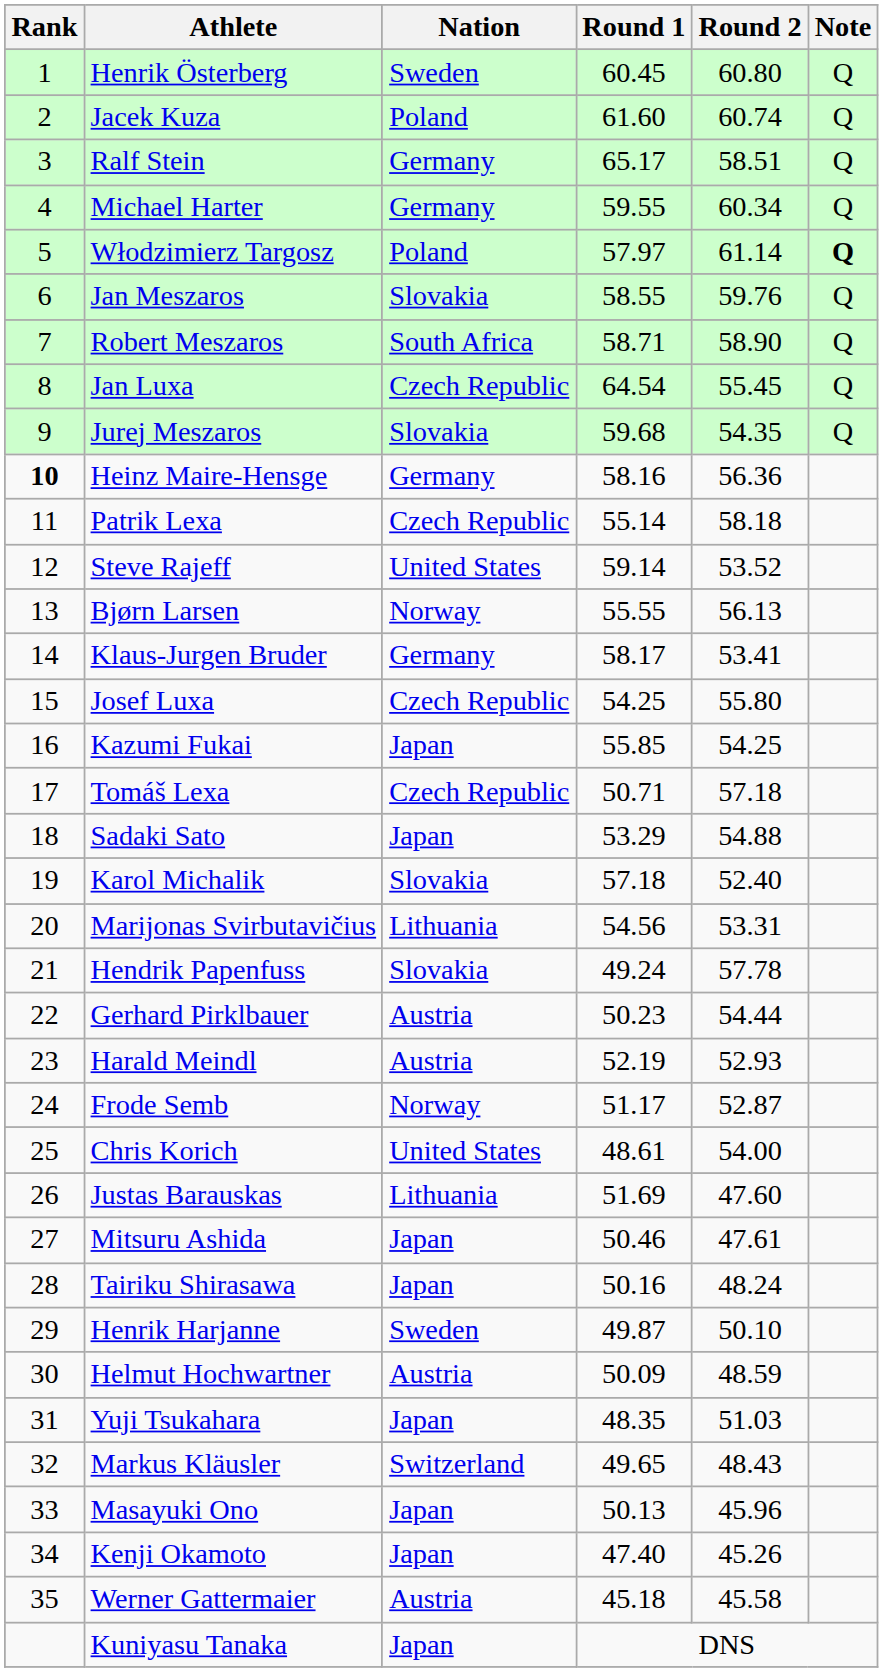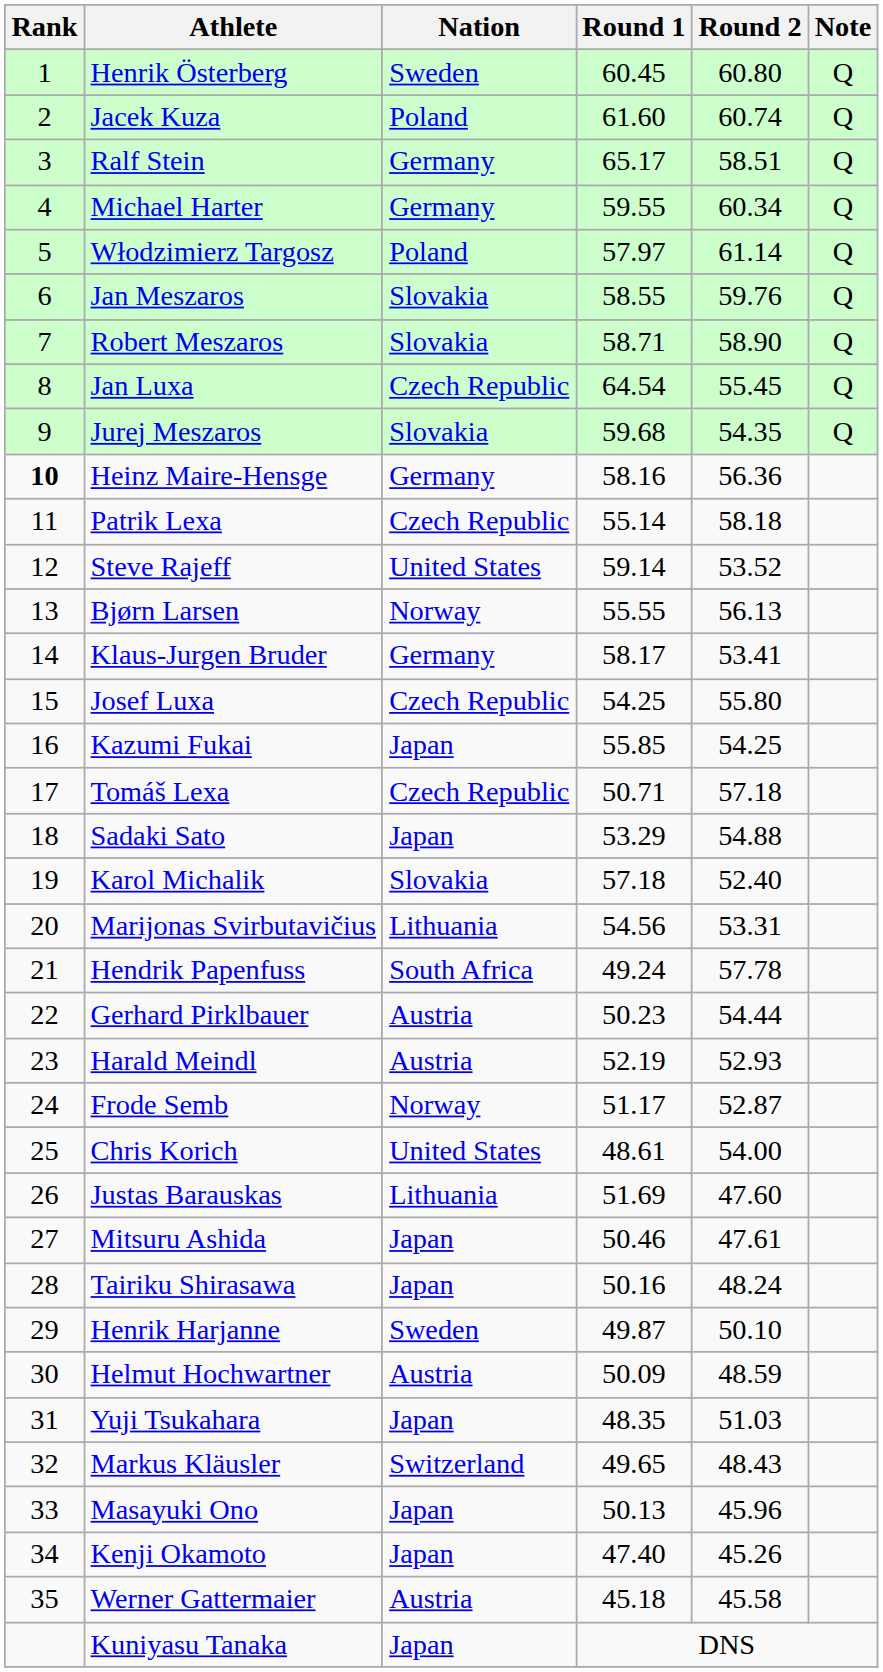(843, 251) bold -> (843, 251) normal
(461, 341) South Africa -> (439, 341) Slovakia
(439, 970) Slovakia -> (461, 970) South Africa
